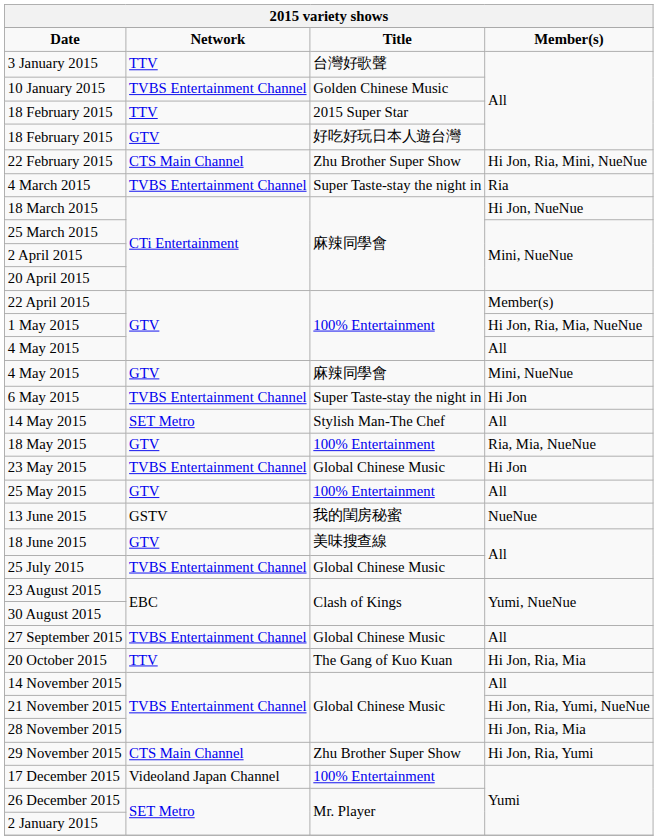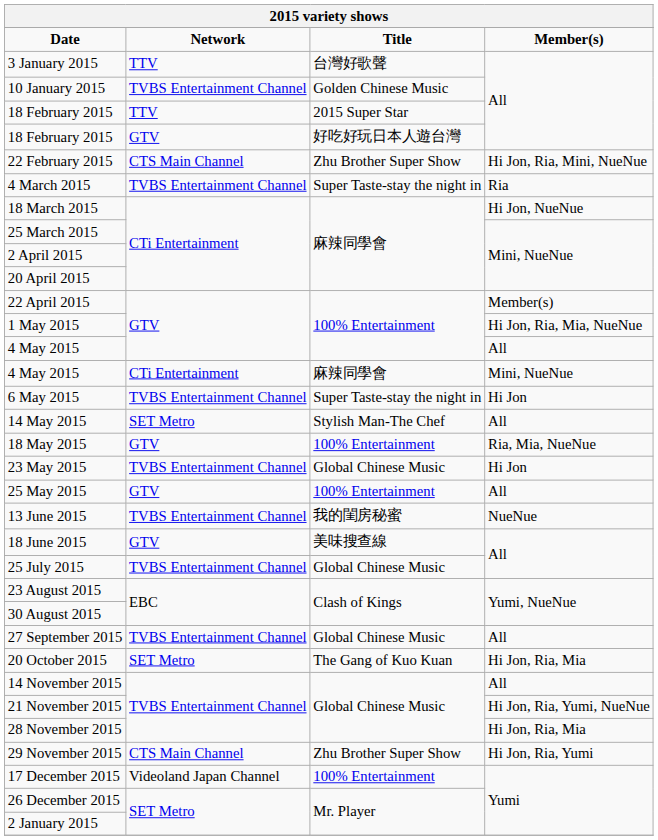(144, 373) GTV -> (184, 373) CTi Entertainment
(148, 516) GSTV -> (218, 516) TVBS Entertainment Channel
(143, 660) TTV -> (162, 660) SET Metro
